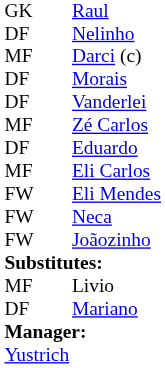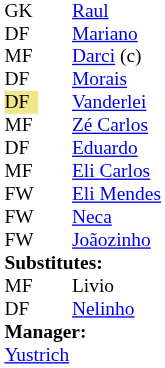rows swapped: (103, 33) <-> (105, 308)
(17, 102) no background -> (17, 102) khaki background
